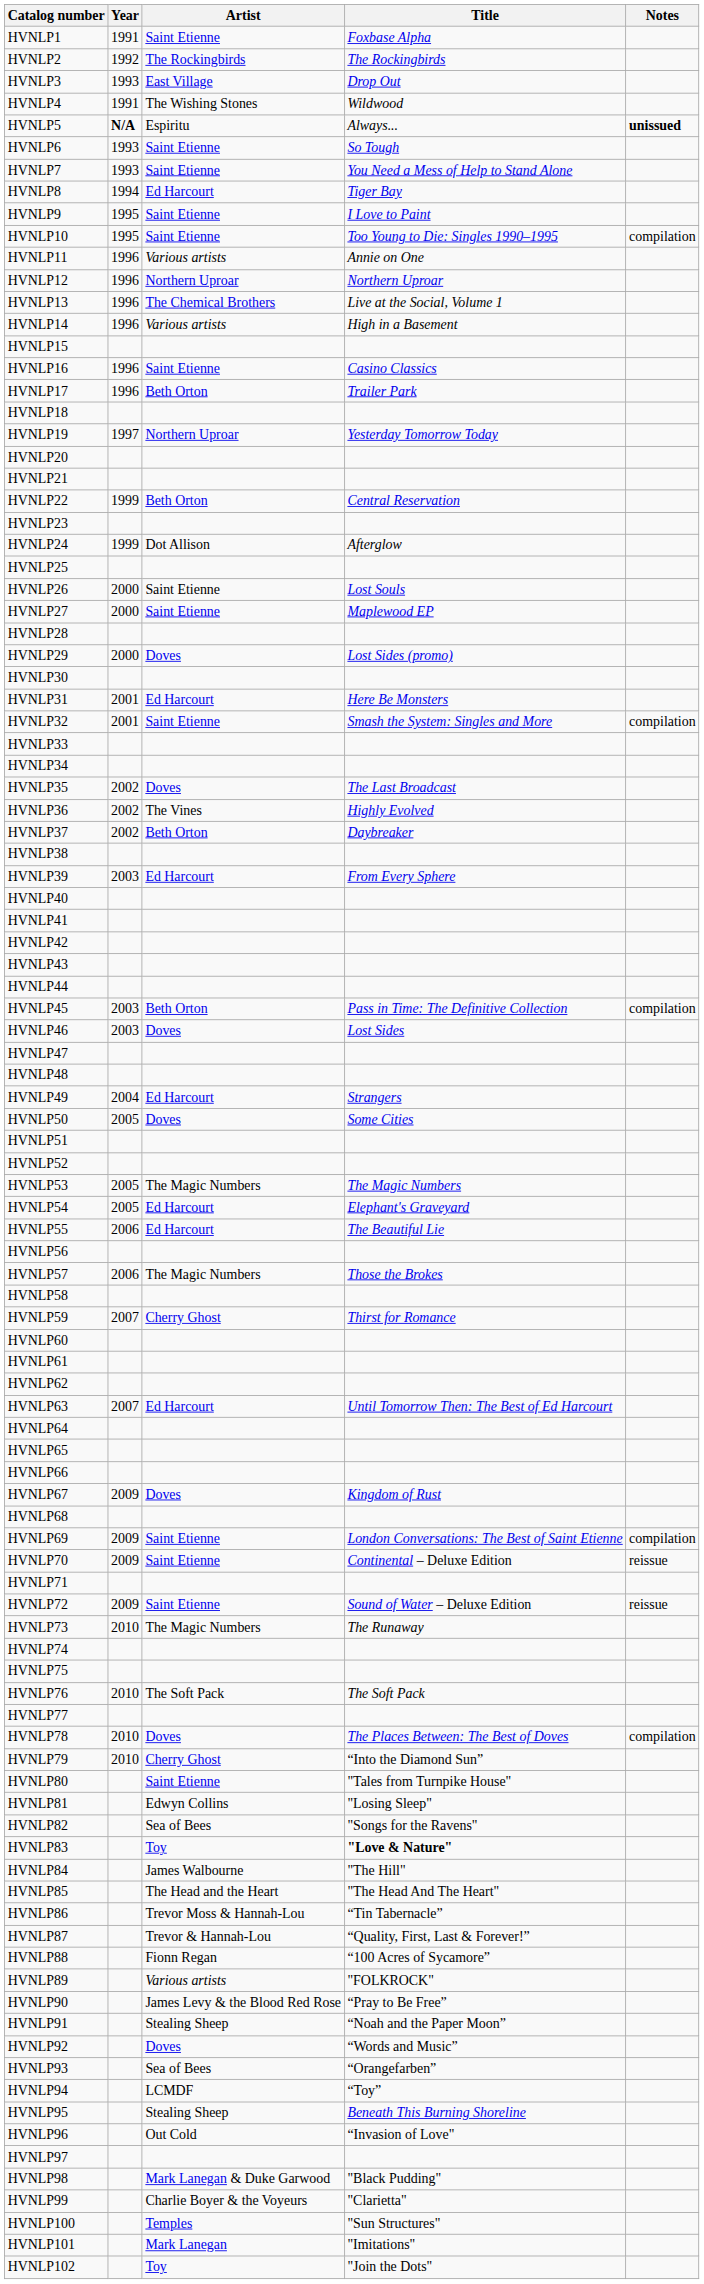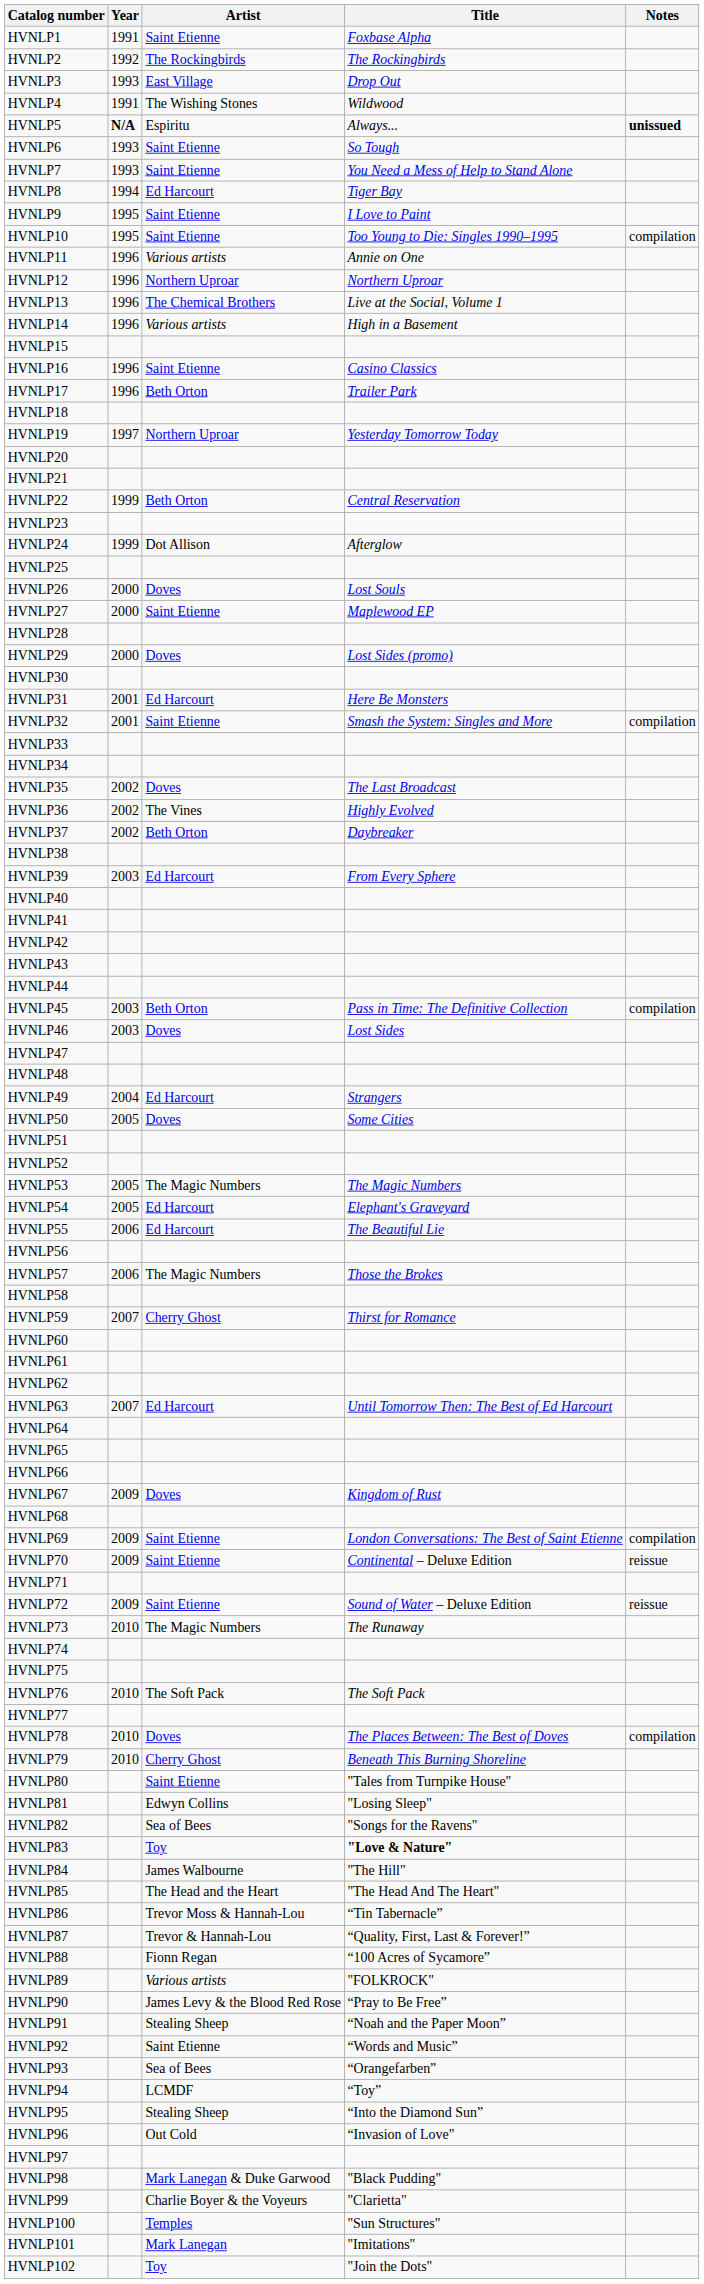(183, 589) Saint Etienne -> (163, 589) Doves
(415, 1759) “Into the Diamond Sun” -> (437, 1759) Beneath This Burning Shoreline
(163, 2046) Doves -> (183, 2046) Saint Etienne
(437, 2112) Beneath This Burning Shoreline -> (415, 2112) “Into the Diamond Sun”
